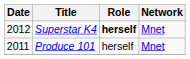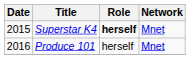(19, 29) 2012 -> (19, 29) 2015
(18, 46) 2011 -> (19, 46) 2016
